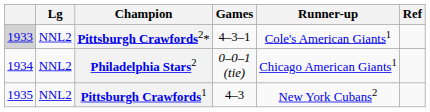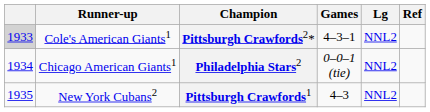columns swapped: (55, 14) <-> (328, 14)
